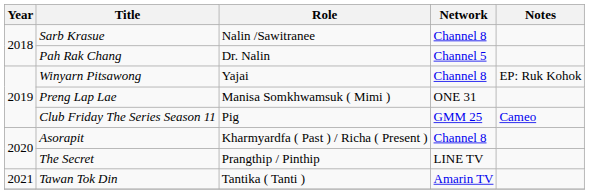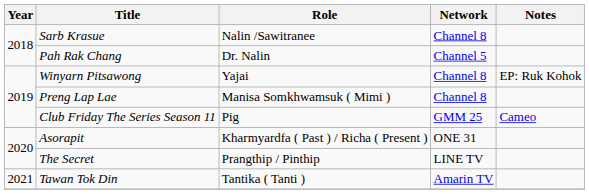(455, 96) ONE 31 -> (460, 96) Channel 8
(460, 138) Channel 8 -> (455, 138) ONE 31
